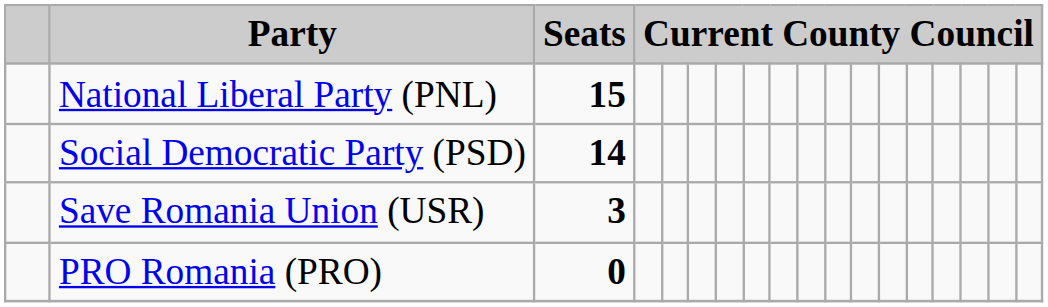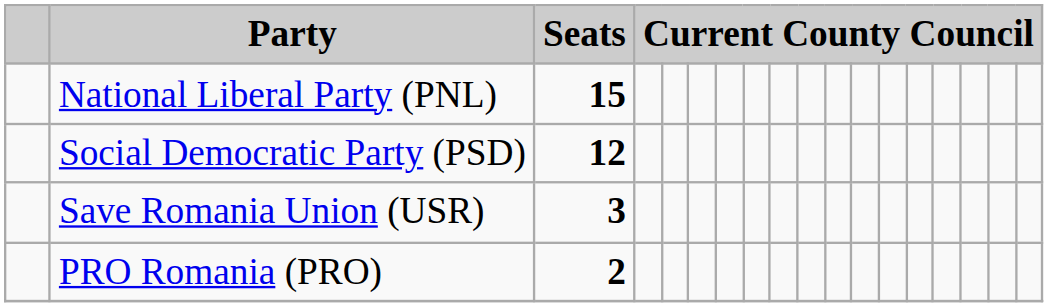(607, 152) 14 -> (607, 152) 12
(617, 270) 0 -> (617, 270) 2
